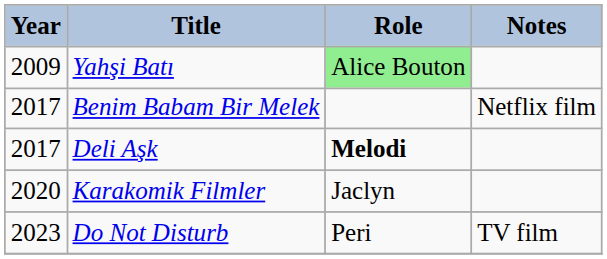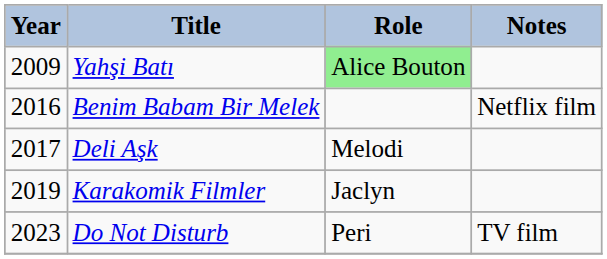(36, 108) 2017 -> (36, 108) 2016
(369, 149) bold -> (367, 149) normal
(36, 190) 2020 -> (36, 190) 2019
